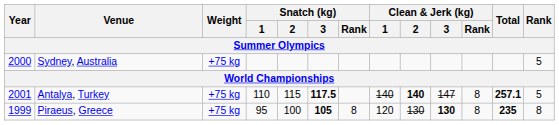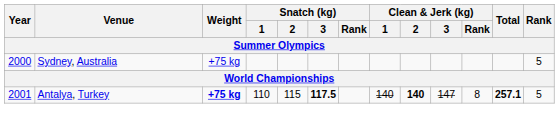(224, 95) normal -> (224, 95) bold
- row: (75, 111)
